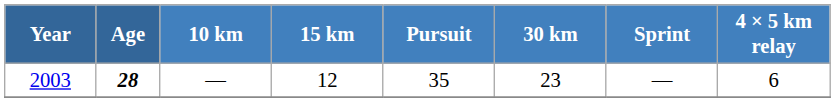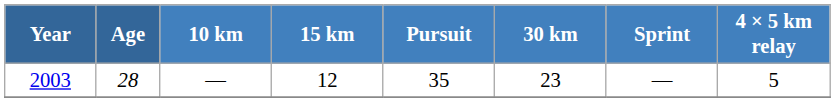(128, 80) bold -> (128, 80) normal
(774, 80) 6 -> (774, 80) 5
